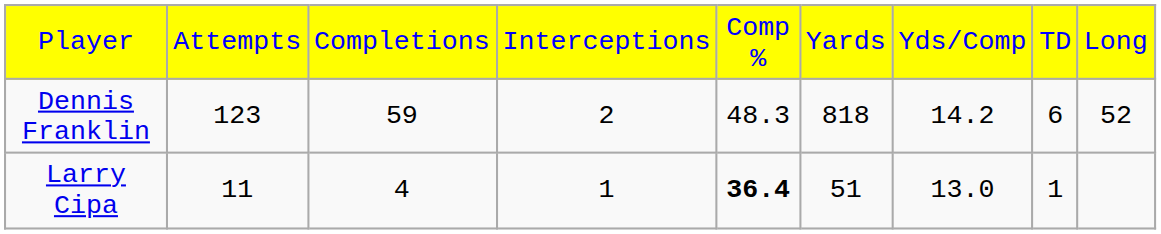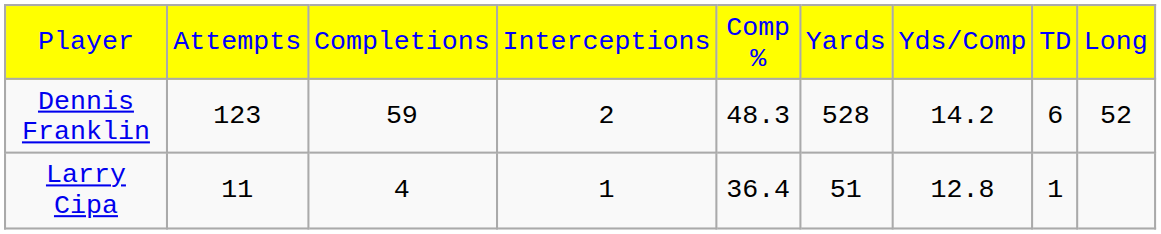(846, 116) 818 -> (846, 116) 528
(758, 190) bold -> (758, 190) normal
(963, 190) 13.0 -> (963, 190) 12.8
